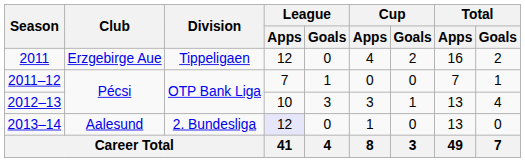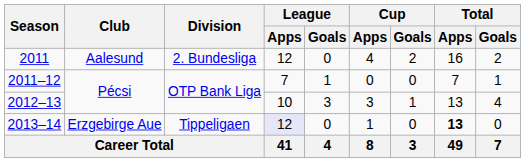(115, 59) Erzgebirge Aue -> (115, 59) Aalesund
(214, 59) Tippeligaen -> (214, 59) 2. Bundesliga
(115, 124) Aalesund -> (115, 124) Erzgebirge Aue
(214, 124) 2. Bundesliga -> (214, 124) Tippeligaen
(455, 124) normal -> (455, 124) bold
